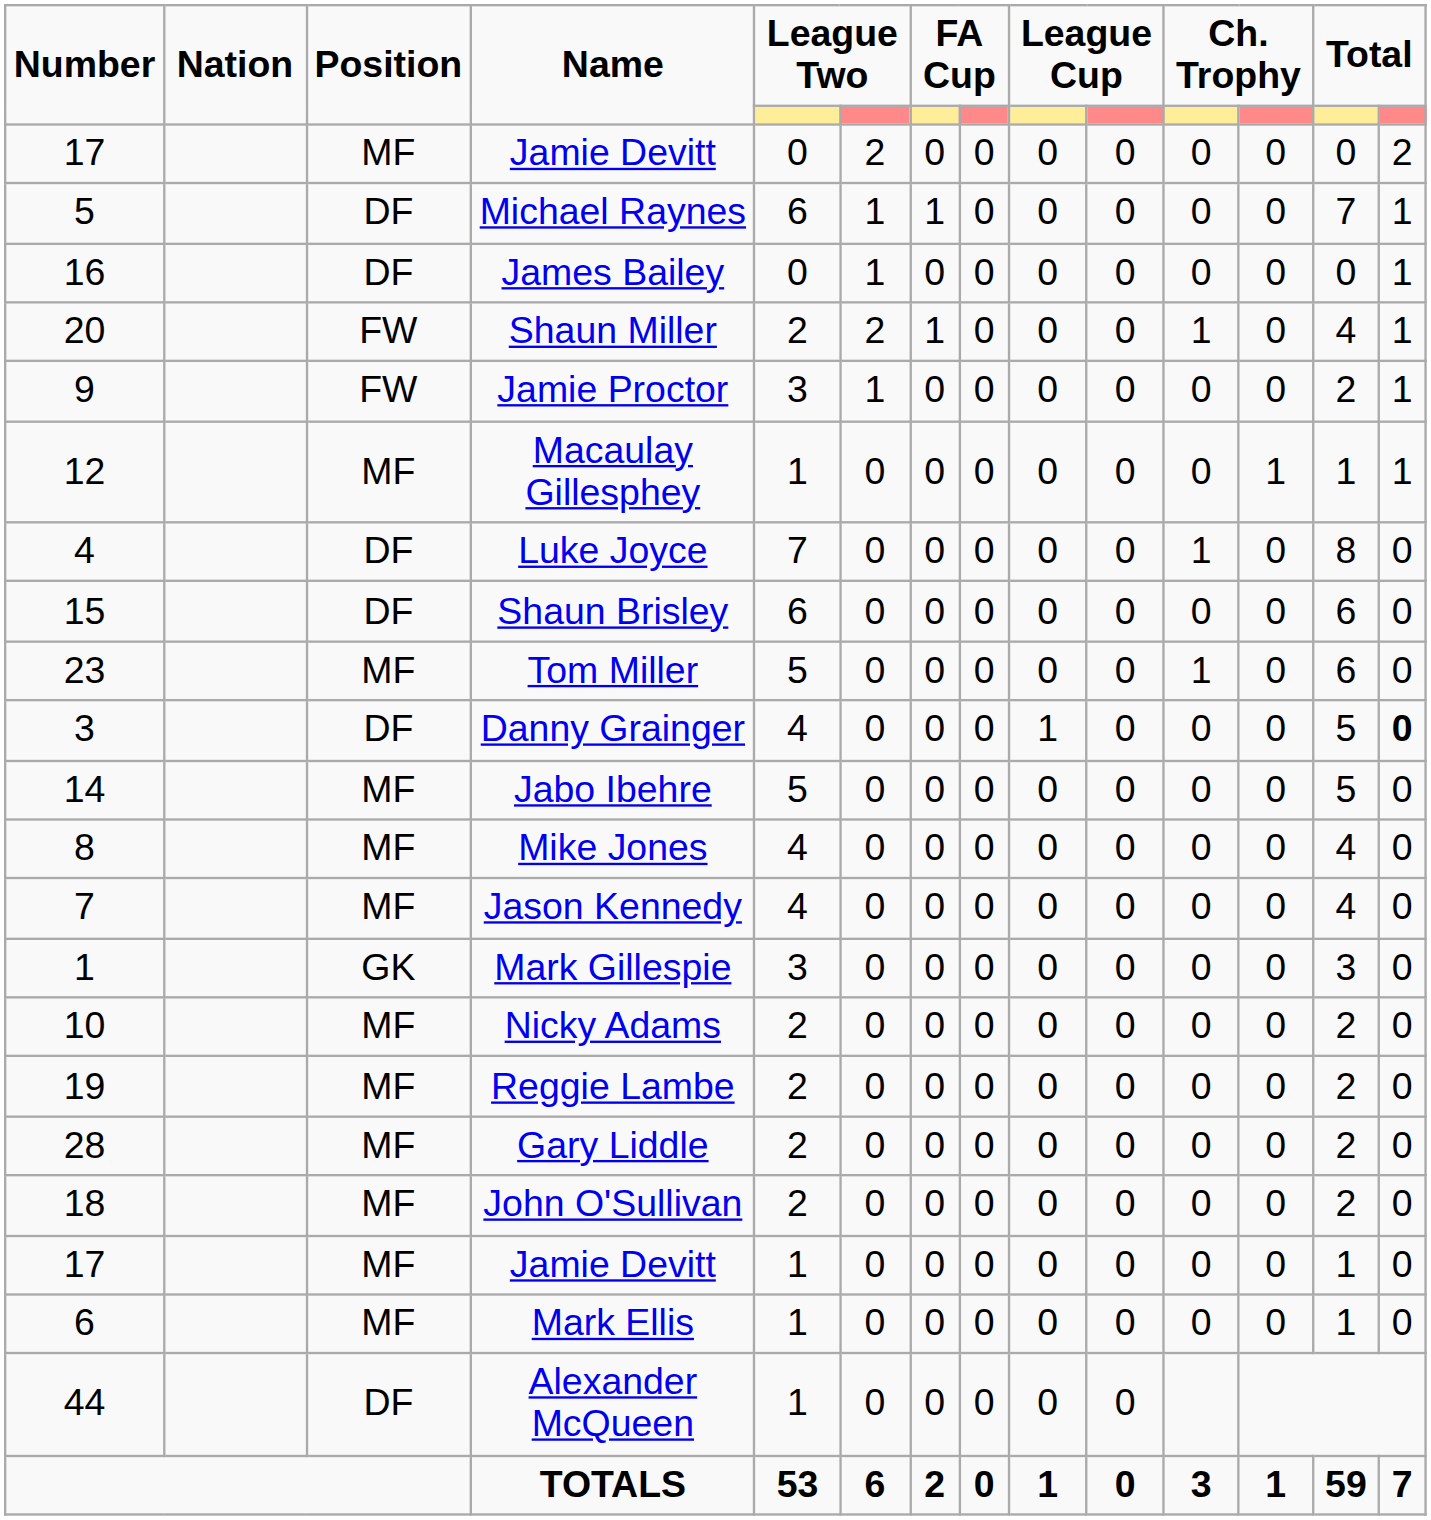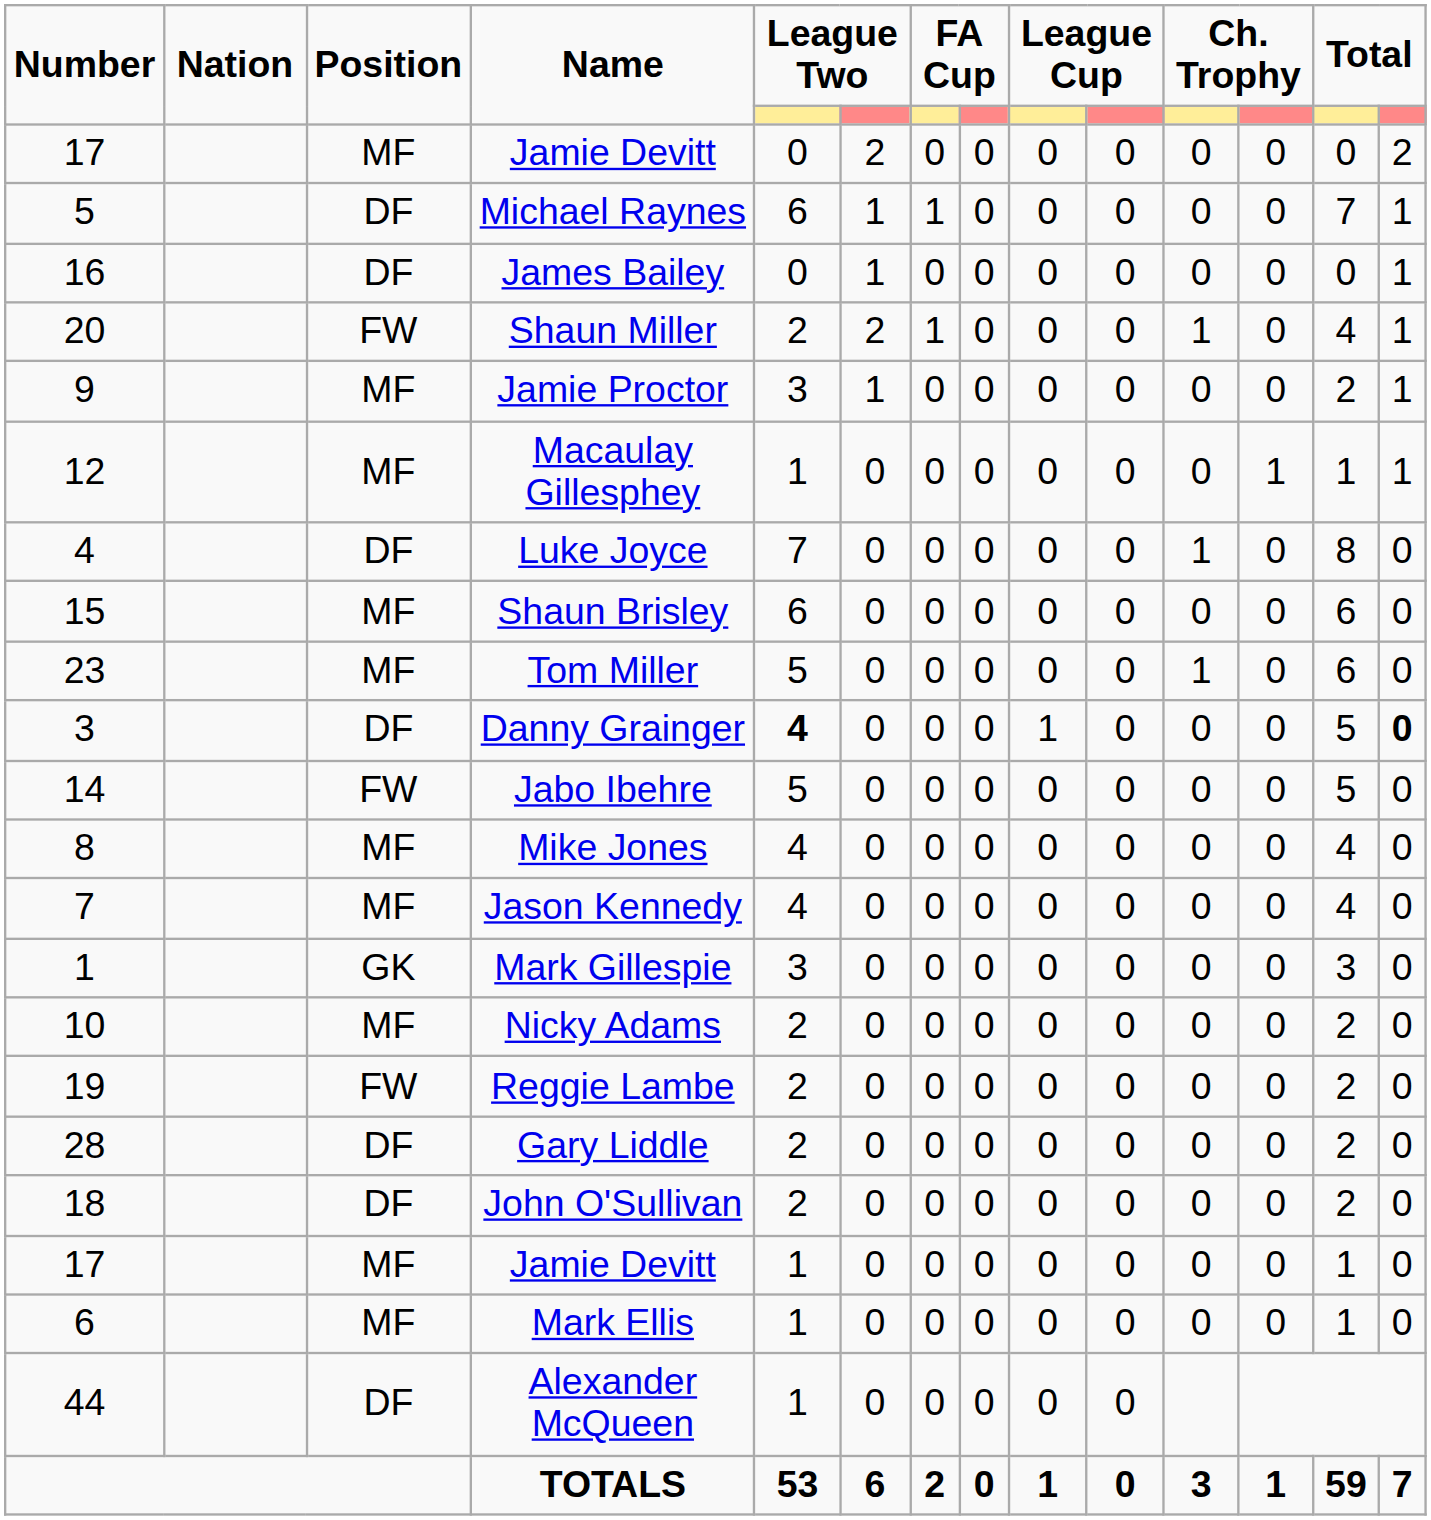(388, 390) FW -> (388, 390) MF
(388, 610) DF -> (388, 610) MF
(797, 729) normal -> (797, 729) bold
(388, 788) MF -> (388, 788) FW
(388, 1085) MF -> (388, 1085) FW
(388, 1145) MF -> (388, 1145) DF
(388, 1204) MF -> (388, 1204) DF
